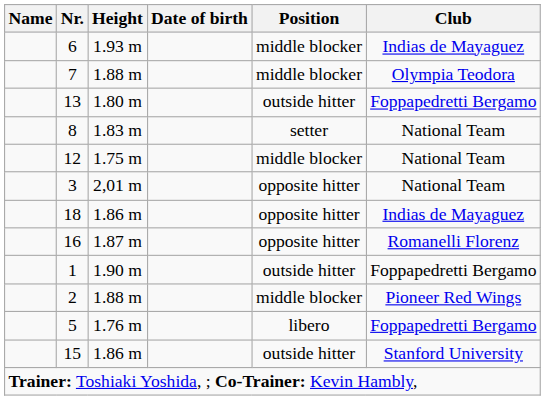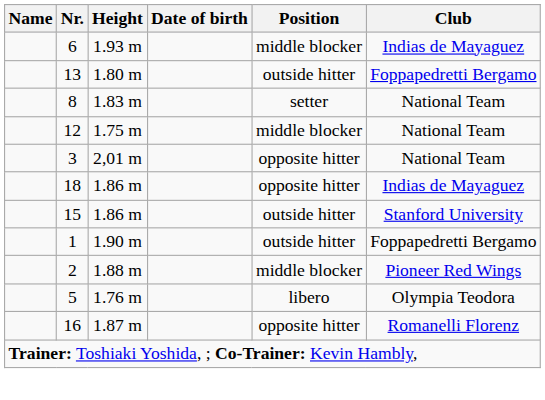- row: (72, 74)
rows swapped: (72, 241) <-> (72, 353)
(453, 325) Foppapedretti Bergamo -> (453, 297) Olympia Teodora
